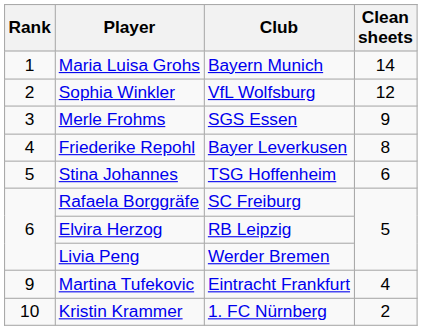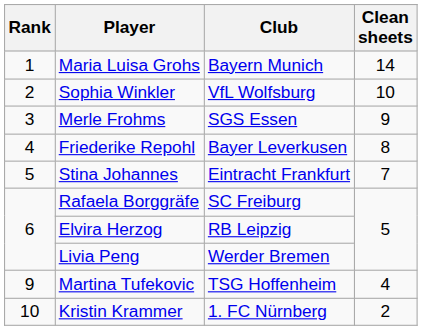(385, 92) 12 -> (385, 92) 10
(272, 174) TSG Hoffenheim -> (279, 174) Eintracht Frankfurt
(385, 174) 6 -> (385, 174) 7
(279, 284) Eintracht Frankfurt -> (272, 284) TSG Hoffenheim
